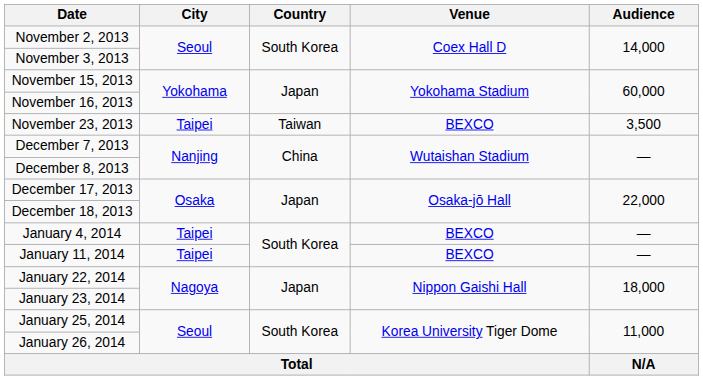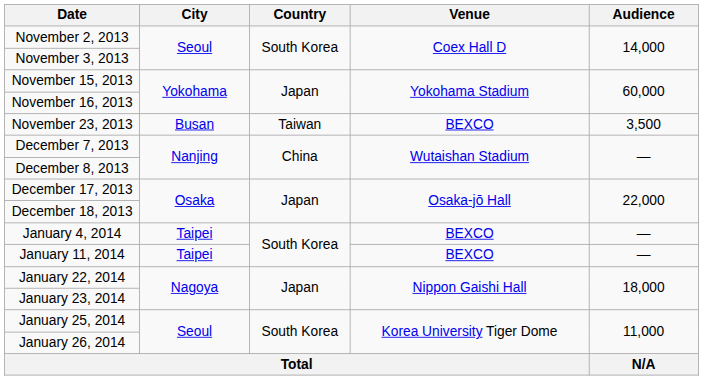(195, 124) Taipei -> (195, 124) Busan
